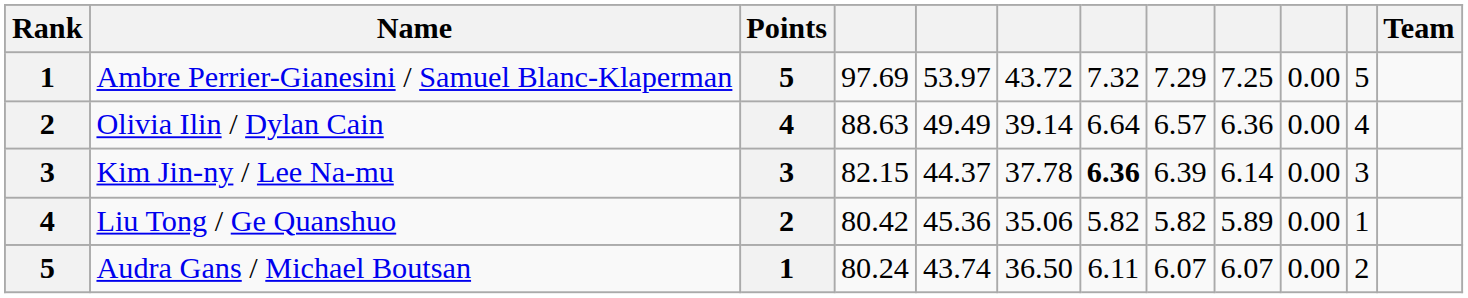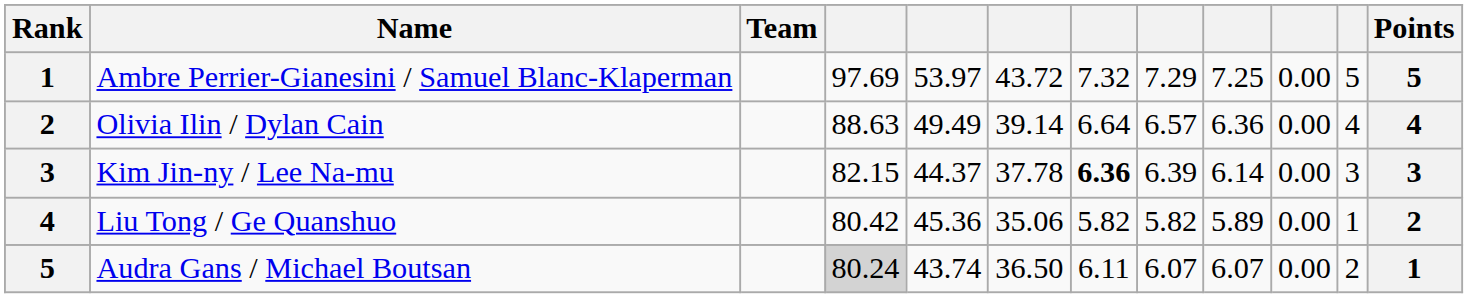columns swapped: (1419, 28) <-> (787, 28)
(875, 268) no background -> (865, 268) lightgrey background
